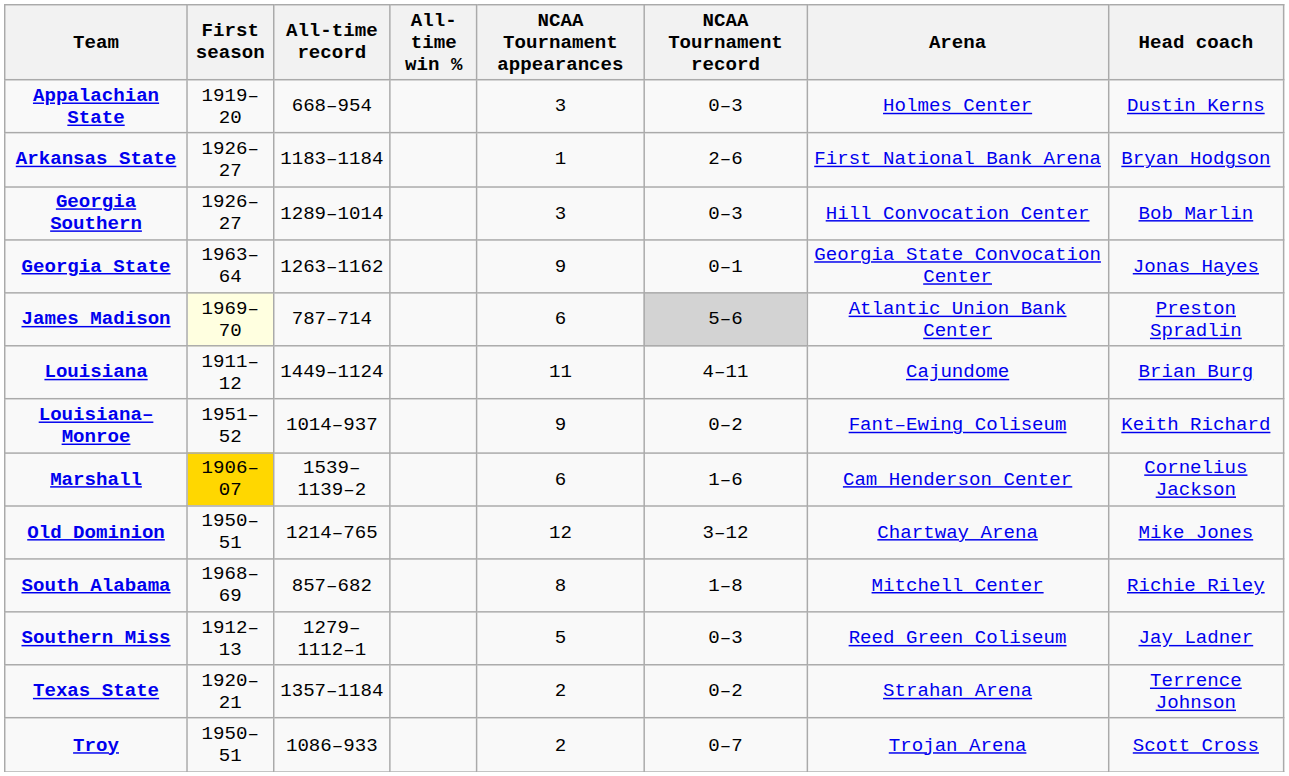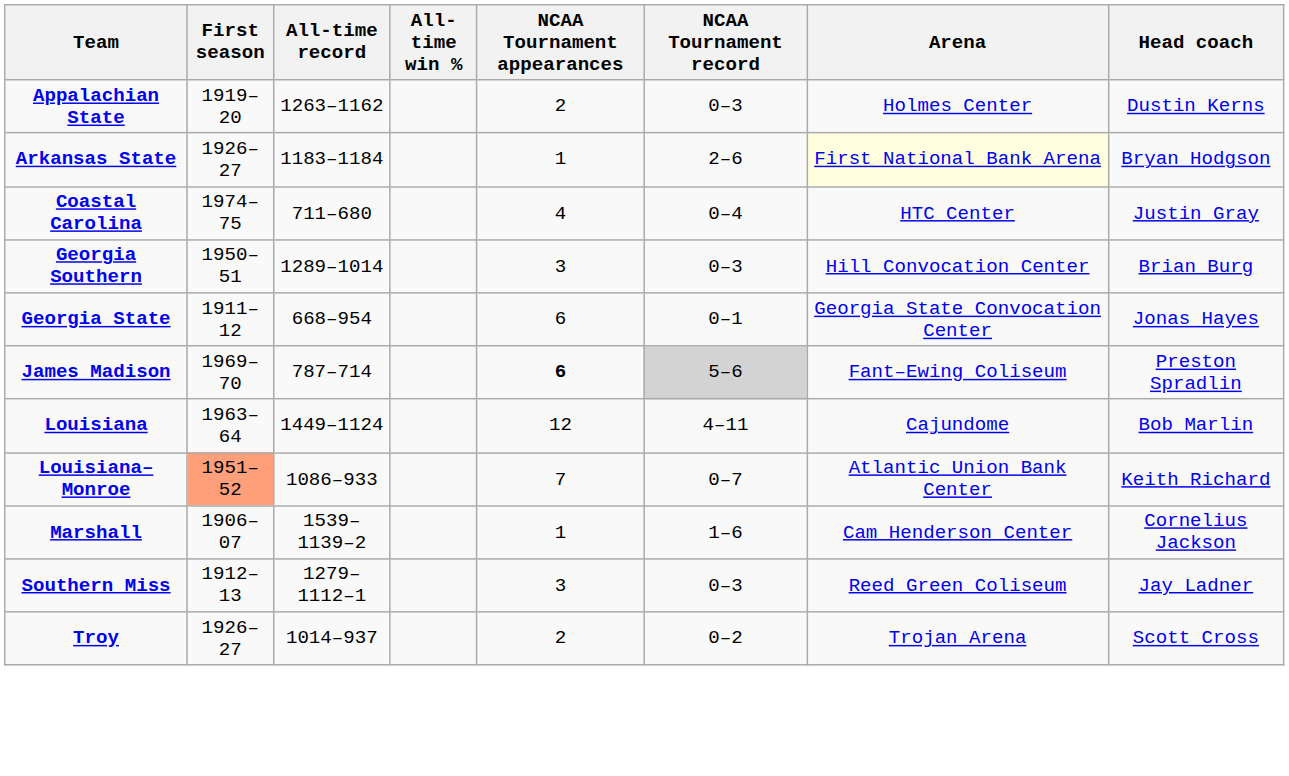(332, 107) 668–954 -> (332, 107) 1263–1162
(560, 107) 3 -> (560, 107) 2
(958, 160) no background -> (958, 160) lightyellow background
+ row: (96, 213)
(230, 213) 1926–27 -> (230, 266) 1950–51
(1196, 213) Bob Marlin -> (1196, 266) Brian Burg
(230, 266) 1963–64 -> (230, 319) 1911–12
(332, 266) 1263–1162 -> (332, 319) 668–954
(560, 266) 9 -> (560, 319) 6
(230, 319) lightyellow background -> (230, 373) no background
(560, 319) normal -> (560, 373) bold
(958, 319) Atlantic Union Bank Center -> (958, 373) Fant–Ewing Coliseum
(230, 373) 1911–12 -> (230, 426) 1963–64
(560, 373) 11 -> (560, 426) 12
(1196, 373) Brian Burg -> (1196, 426) Bob Marlin
(230, 426) no background -> (230, 479) lightsalmon background
(332, 426) 1014–937 -> (332, 479) 1086–933
(560, 426) 9 -> (560, 479) 7
(725, 426) 0–2 -> (725, 479) 0–7
(958, 426) Fant–Ewing Coliseum -> (958, 479) Atlantic Union Bank Center
(230, 479) gold background -> (230, 532) no background
(560, 479) 6 -> (560, 532) 1
- row: (96, 532)
- row: (96, 585)
(560, 639) 5 -> (560, 585) 3
- row: (96, 692)
(230, 745) 1950–51 -> (230, 639) 1926–27
(332, 745) 1086–933 -> (332, 639) 1014–937
(725, 745) 0–7 -> (725, 639) 0–2
